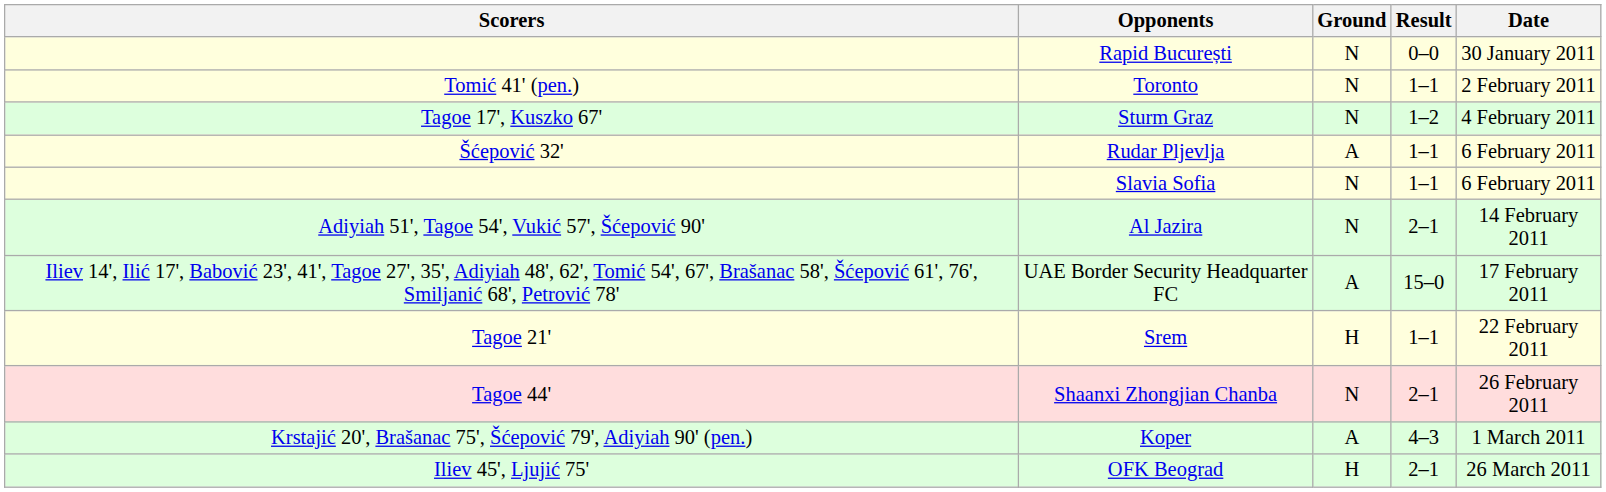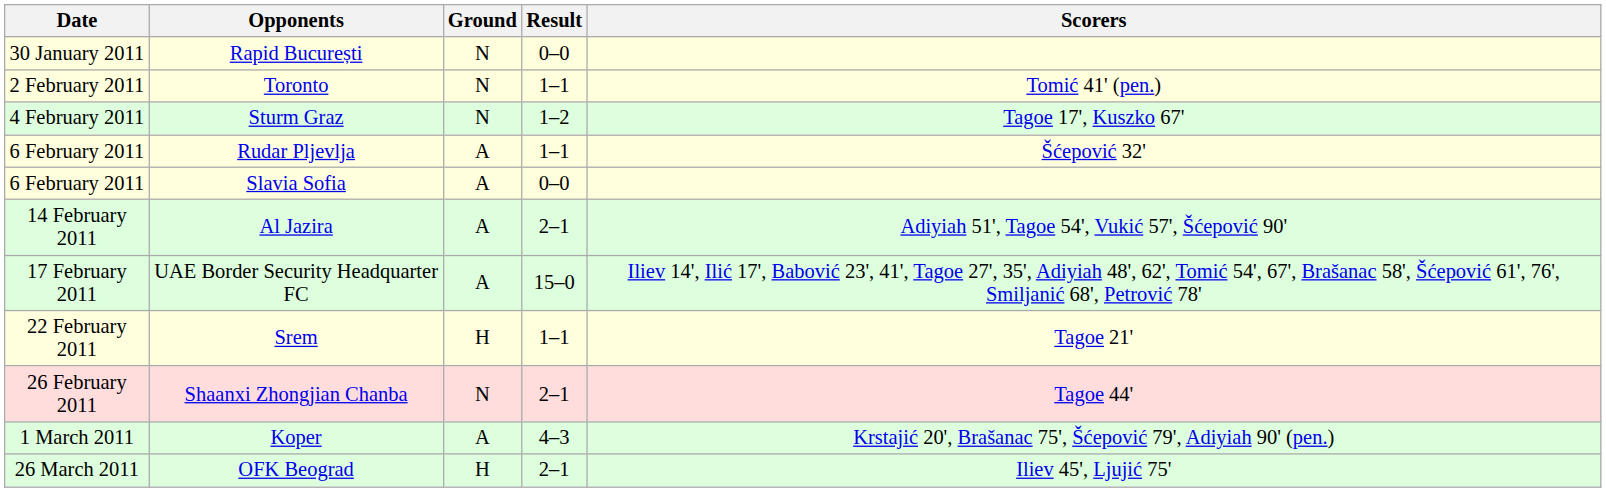columns swapped: (1529, 20) <-> (512, 20)
(1352, 183) N -> (482, 183) A
(1424, 183) 1–1 -> (554, 183) 0–0
(1352, 227) N -> (482, 227) A
